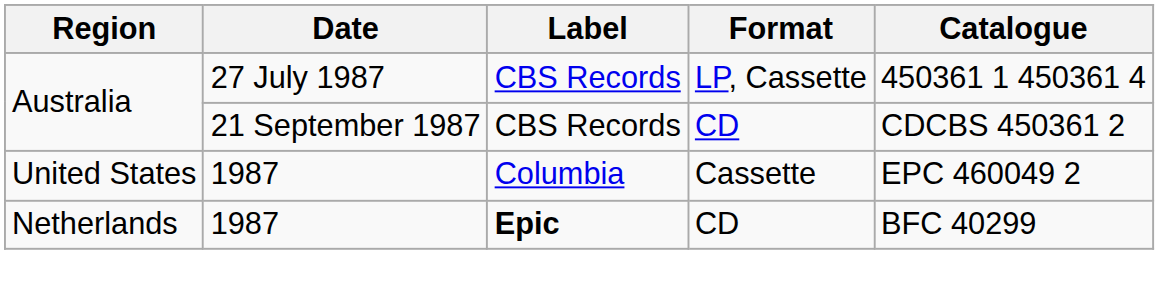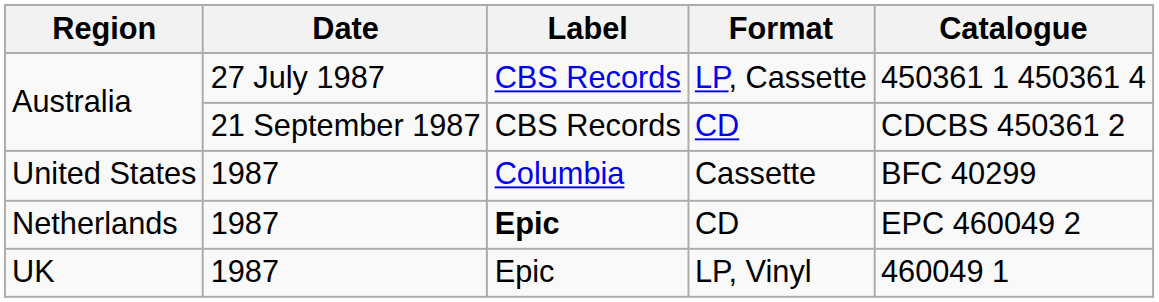(981, 175) EPC 460049 2 -> (959, 175) BFC 40299
(959, 223) BFC 40299 -> (981, 223) EPC 460049 2
+ row: (33, 272)
